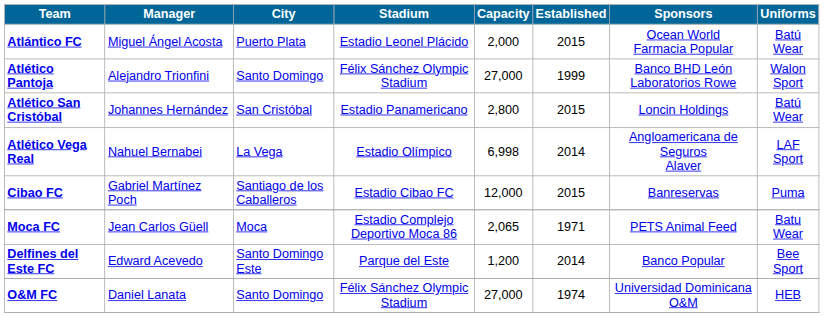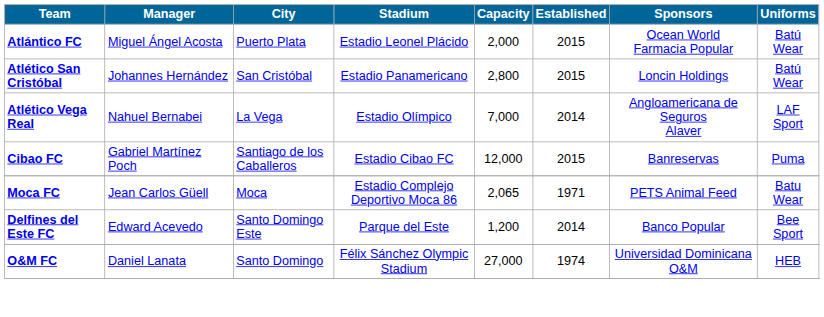- row: (30, 75)
(503, 151) 6,998 -> (503, 117) 7,000
